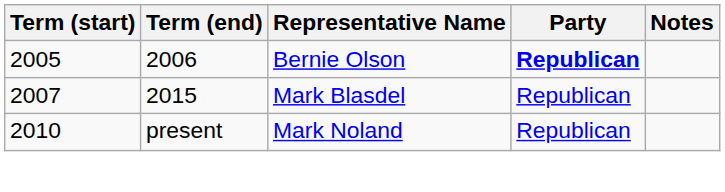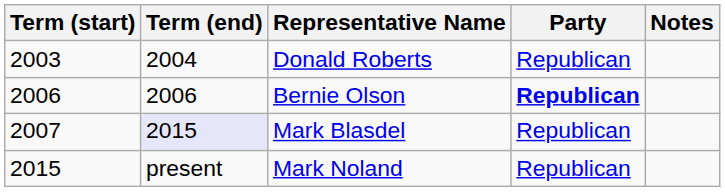+ row: (353, 58)
(35, 58) 2005 -> (35, 95) 2006
(171, 95) no background -> (171, 131) lavender background
(35, 131) 2010 -> (35, 167) 2015
